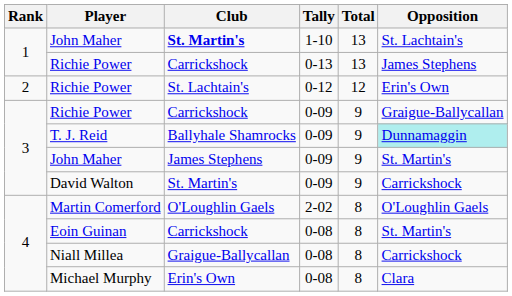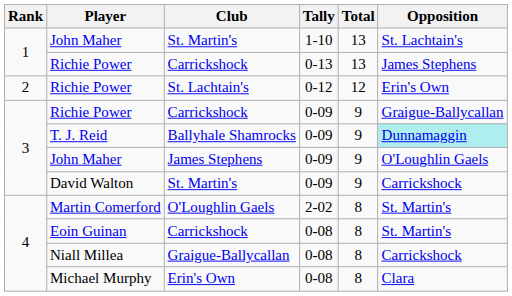(206, 40) bold -> (202, 40) normal
(416, 159) St. Martin's -> (435, 159) O'Loughlin Gaels
(435, 207) O'Loughlin Gaels -> (416, 207) St. Martin's
